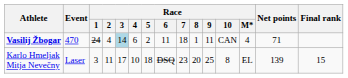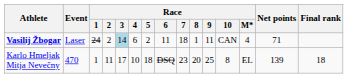(72, 40) 470 -> (75, 40) Laser
(109, 40) 4 -> (109, 40) 2
(75, 60) Laser -> (72, 60) 470
(96, 60) 3 -> (96, 60) 1
(321, 60) 15 -> (321, 60) 18
